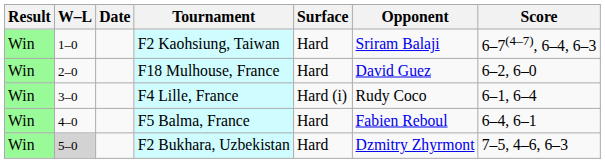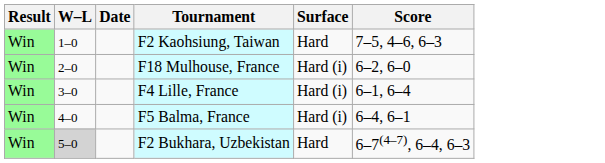- column: (415, 16)
(539, 43) 6–7(4–7), 6–4, 6–3 -> (399, 41) 7–5, 4–6, 6–3
(313, 70) Hard -> (322, 66) Hard (i)
(313, 120) Hard -> (322, 116) Hard (i)
(525, 145) 7–5, 4–6, 6–3 -> (413, 143) 6–7(4–7), 6–4, 6–3
